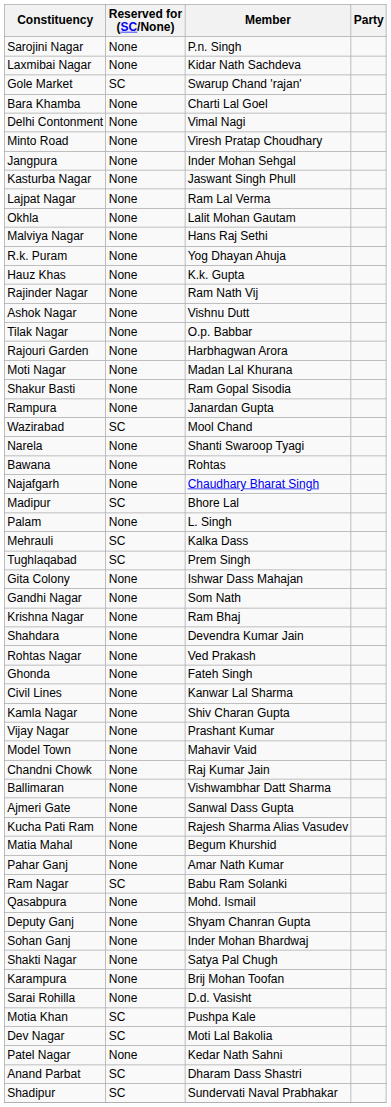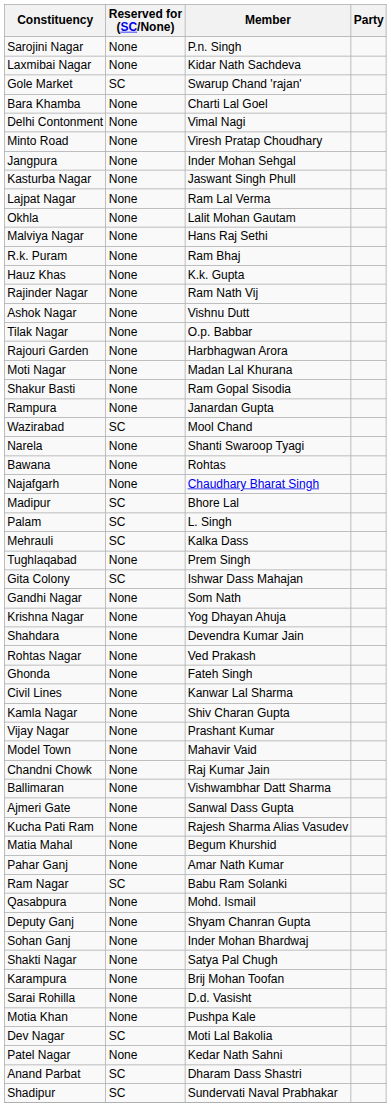(237, 255) Yog Dhayan Ahuja -> (214, 255) Ram Bhaj
(123, 522) None -> (117, 522) SC
(117, 560) SC -> (123, 560) None
(123, 579) None -> (117, 579) SC
(214, 617) Ram Bhaj -> (237, 617) Yog Dhayan Ahuja
(117, 1017) SC -> (123, 1017) None
